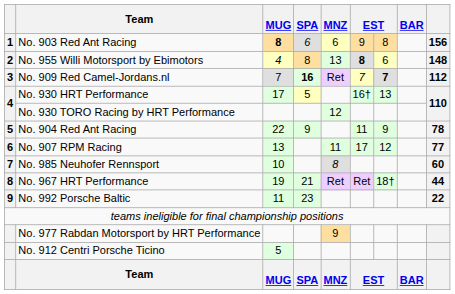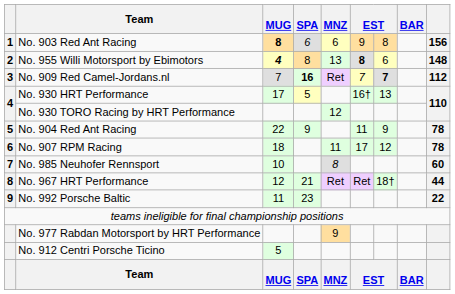(278, 60) normal -> (278, 60) bold
(278, 146) 13 -> (278, 146) 18
(438, 146) 77 -> (438, 146) 78
(278, 181) 19 -> (278, 181) 12
